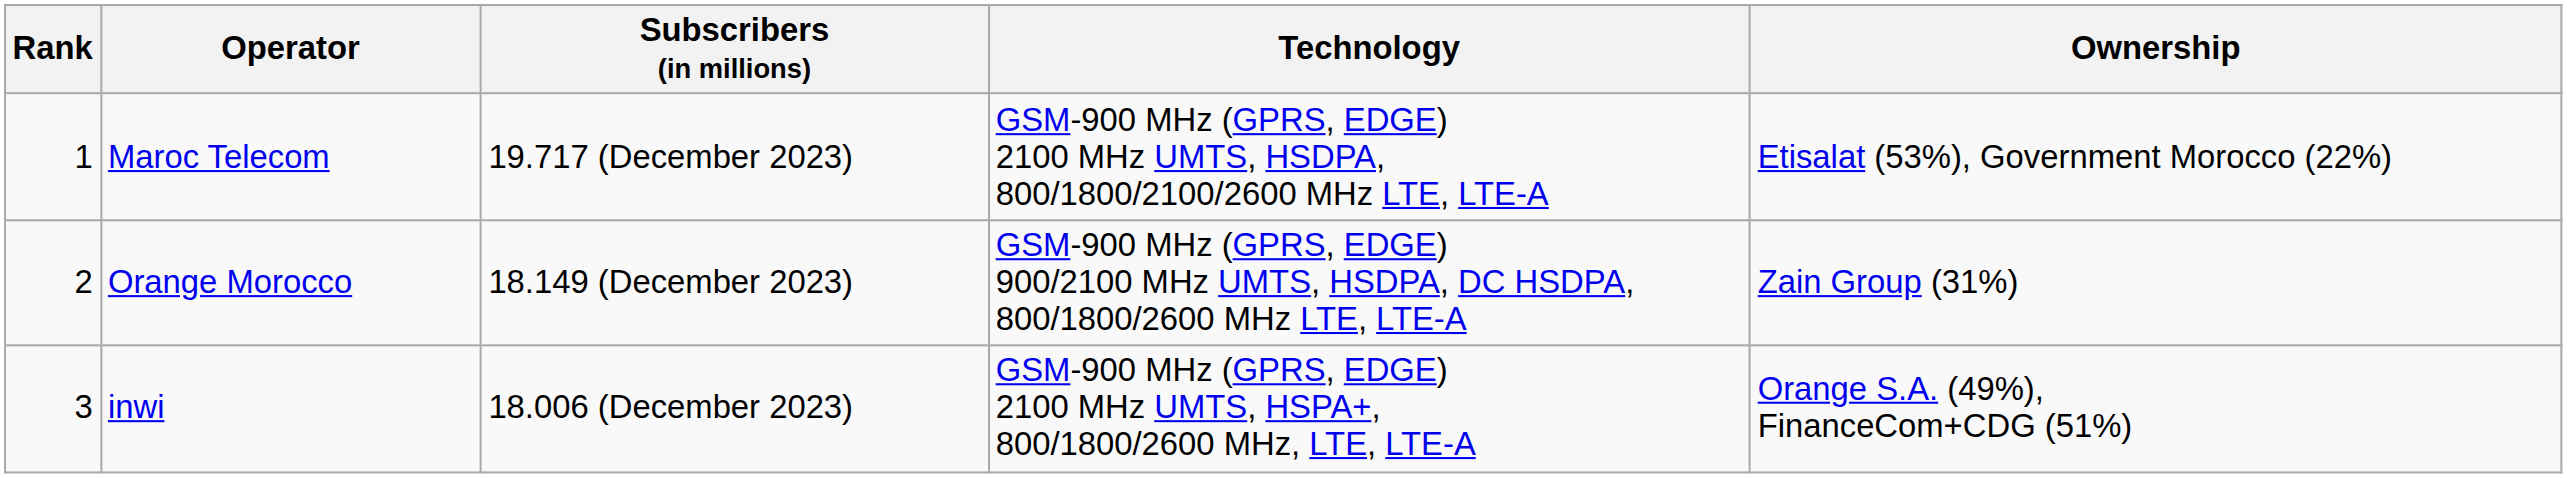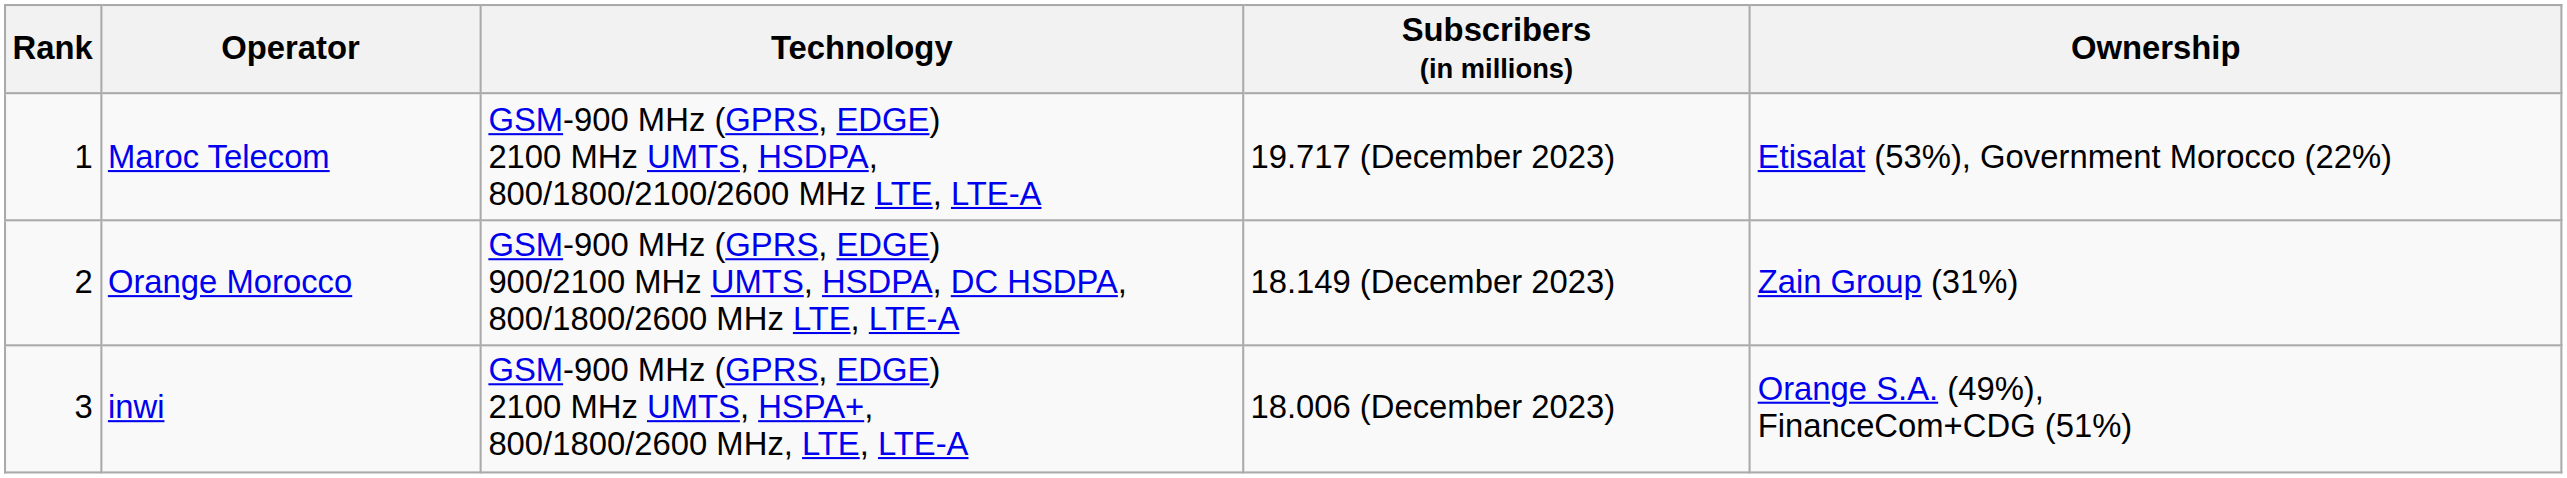columns swapped: (1369, 48) <-> (734, 48)
